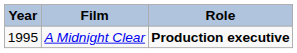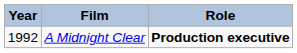(23, 37) 1995 -> (23, 37) 1992
